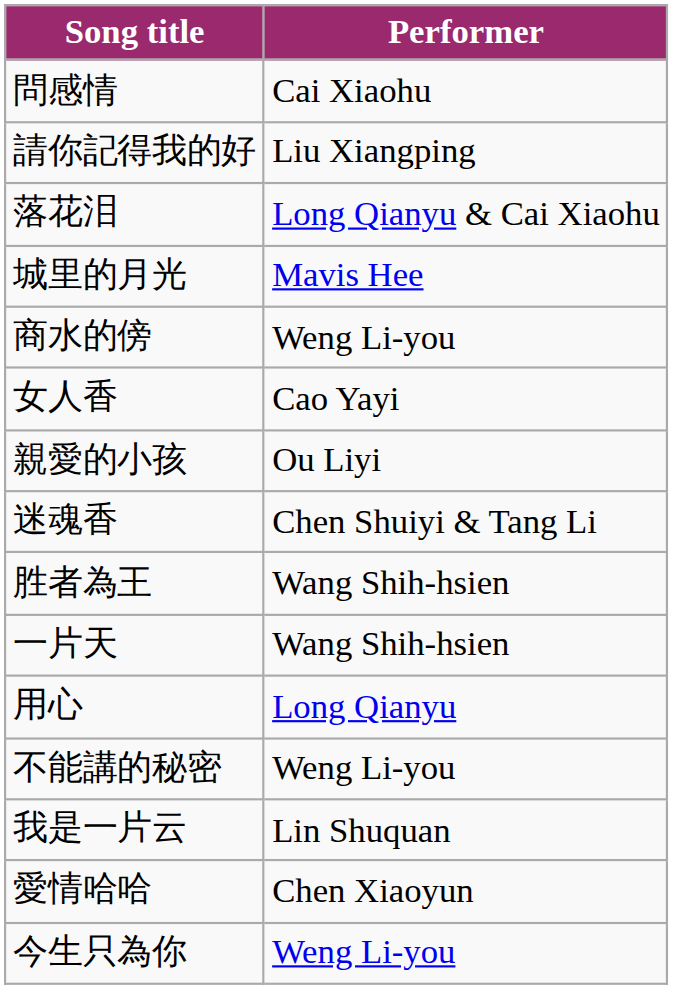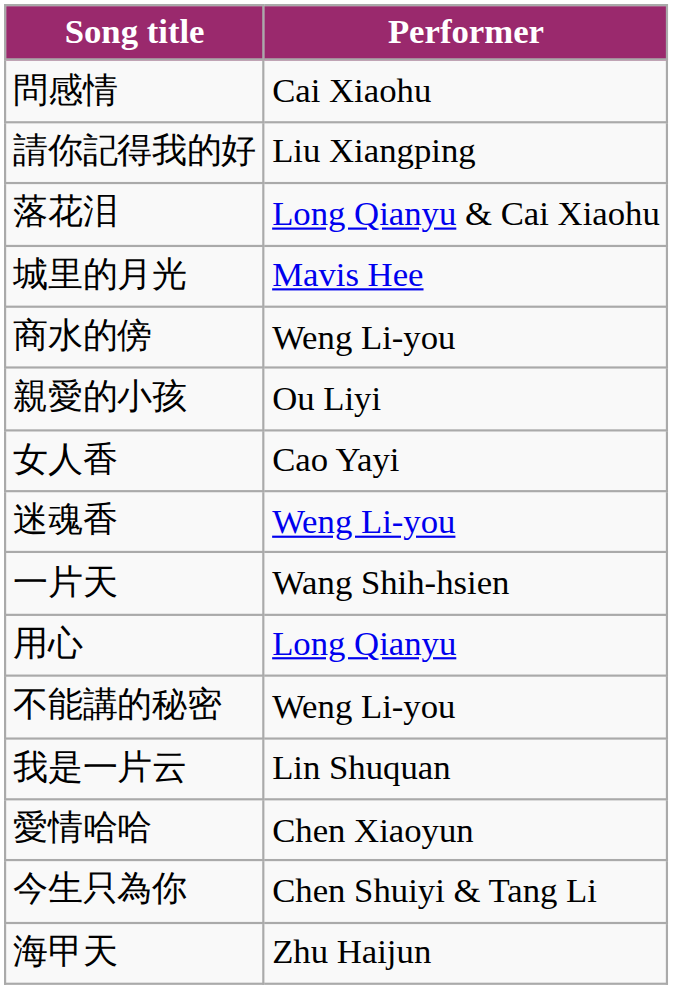rows swapped: (100, 458) <-> (65, 397)
(435, 521) Chen Shuiyi & Tang Li -> (364, 521) Weng Li-you
- row: (83, 581)
(364, 952) Weng Li-you -> (435, 890) Chen Shuiyi & Tang Li
+ row: (65, 951)
